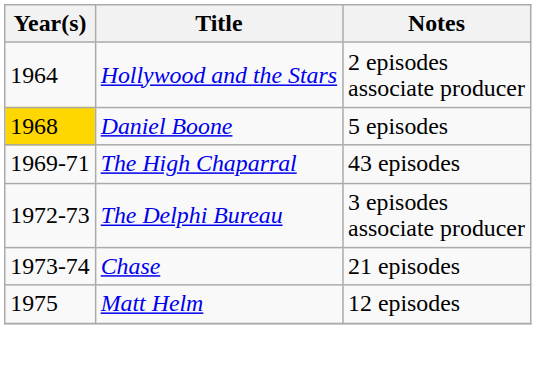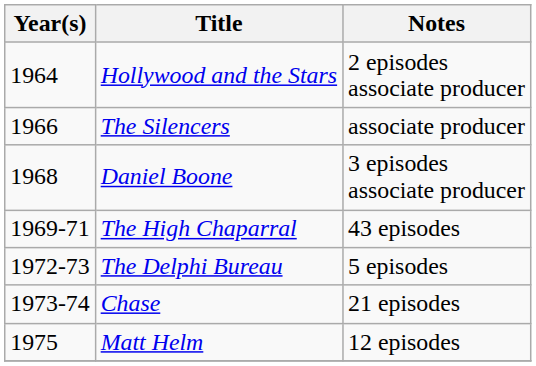+ row: (165, 125)
(34, 125) gold background -> (34, 177) no background
(398, 125) 5 episodes -> (436, 177) 3 episodes associate producer
(436, 214) 3 episodes associate producer -> (398, 266) 5 episodes
